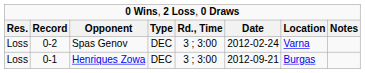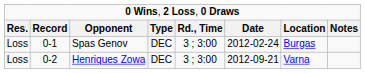(50, 44) 0-2 -> (50, 44) 0-1
(297, 44) Varna -> (299, 44) Burgas
(50, 60) 0-1 -> (50, 60) 0-2
(299, 60) Burgas -> (297, 60) Varna
